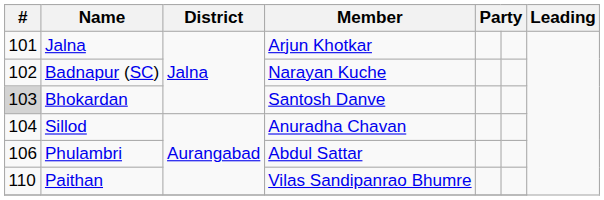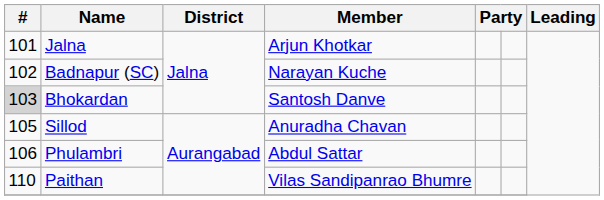(23, 126) 104 -> (23, 126) 105
